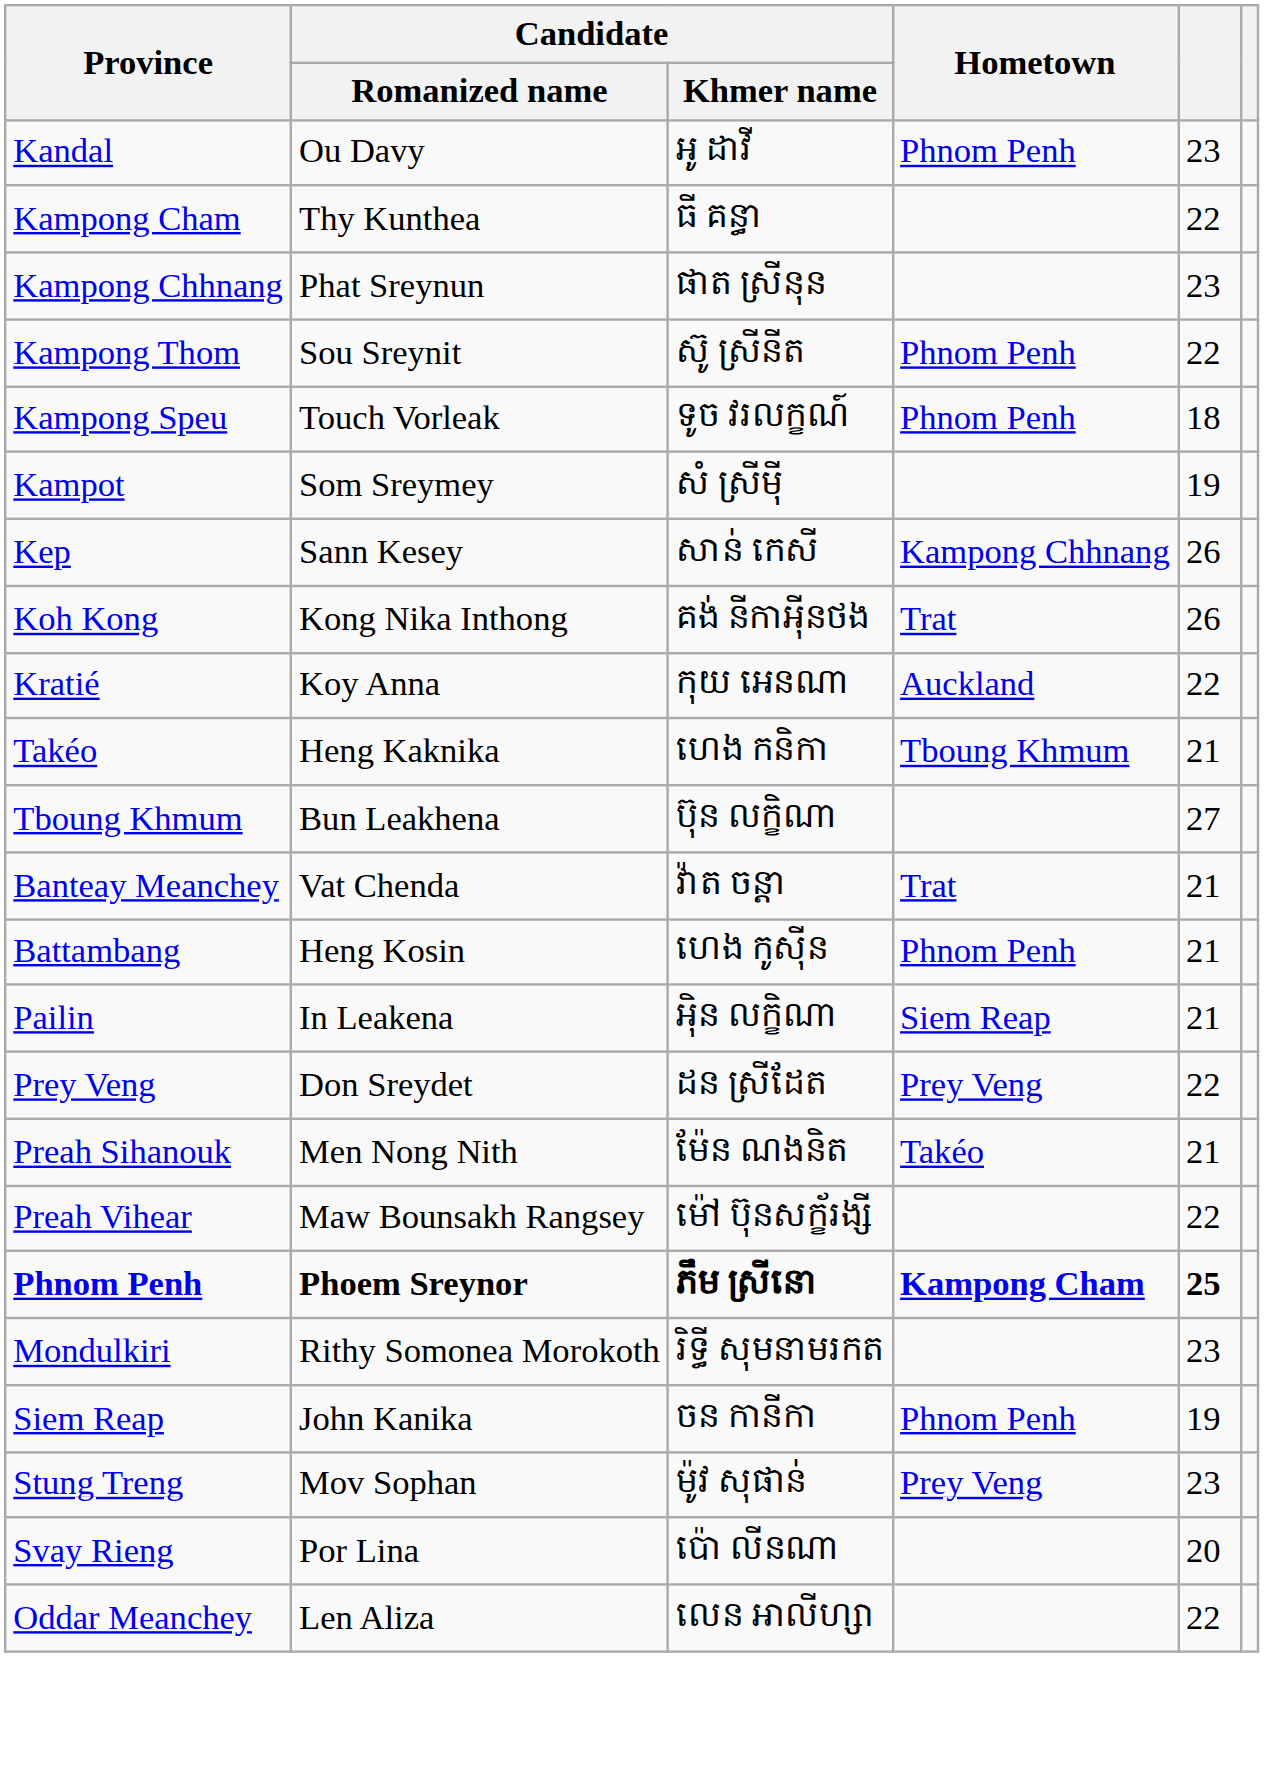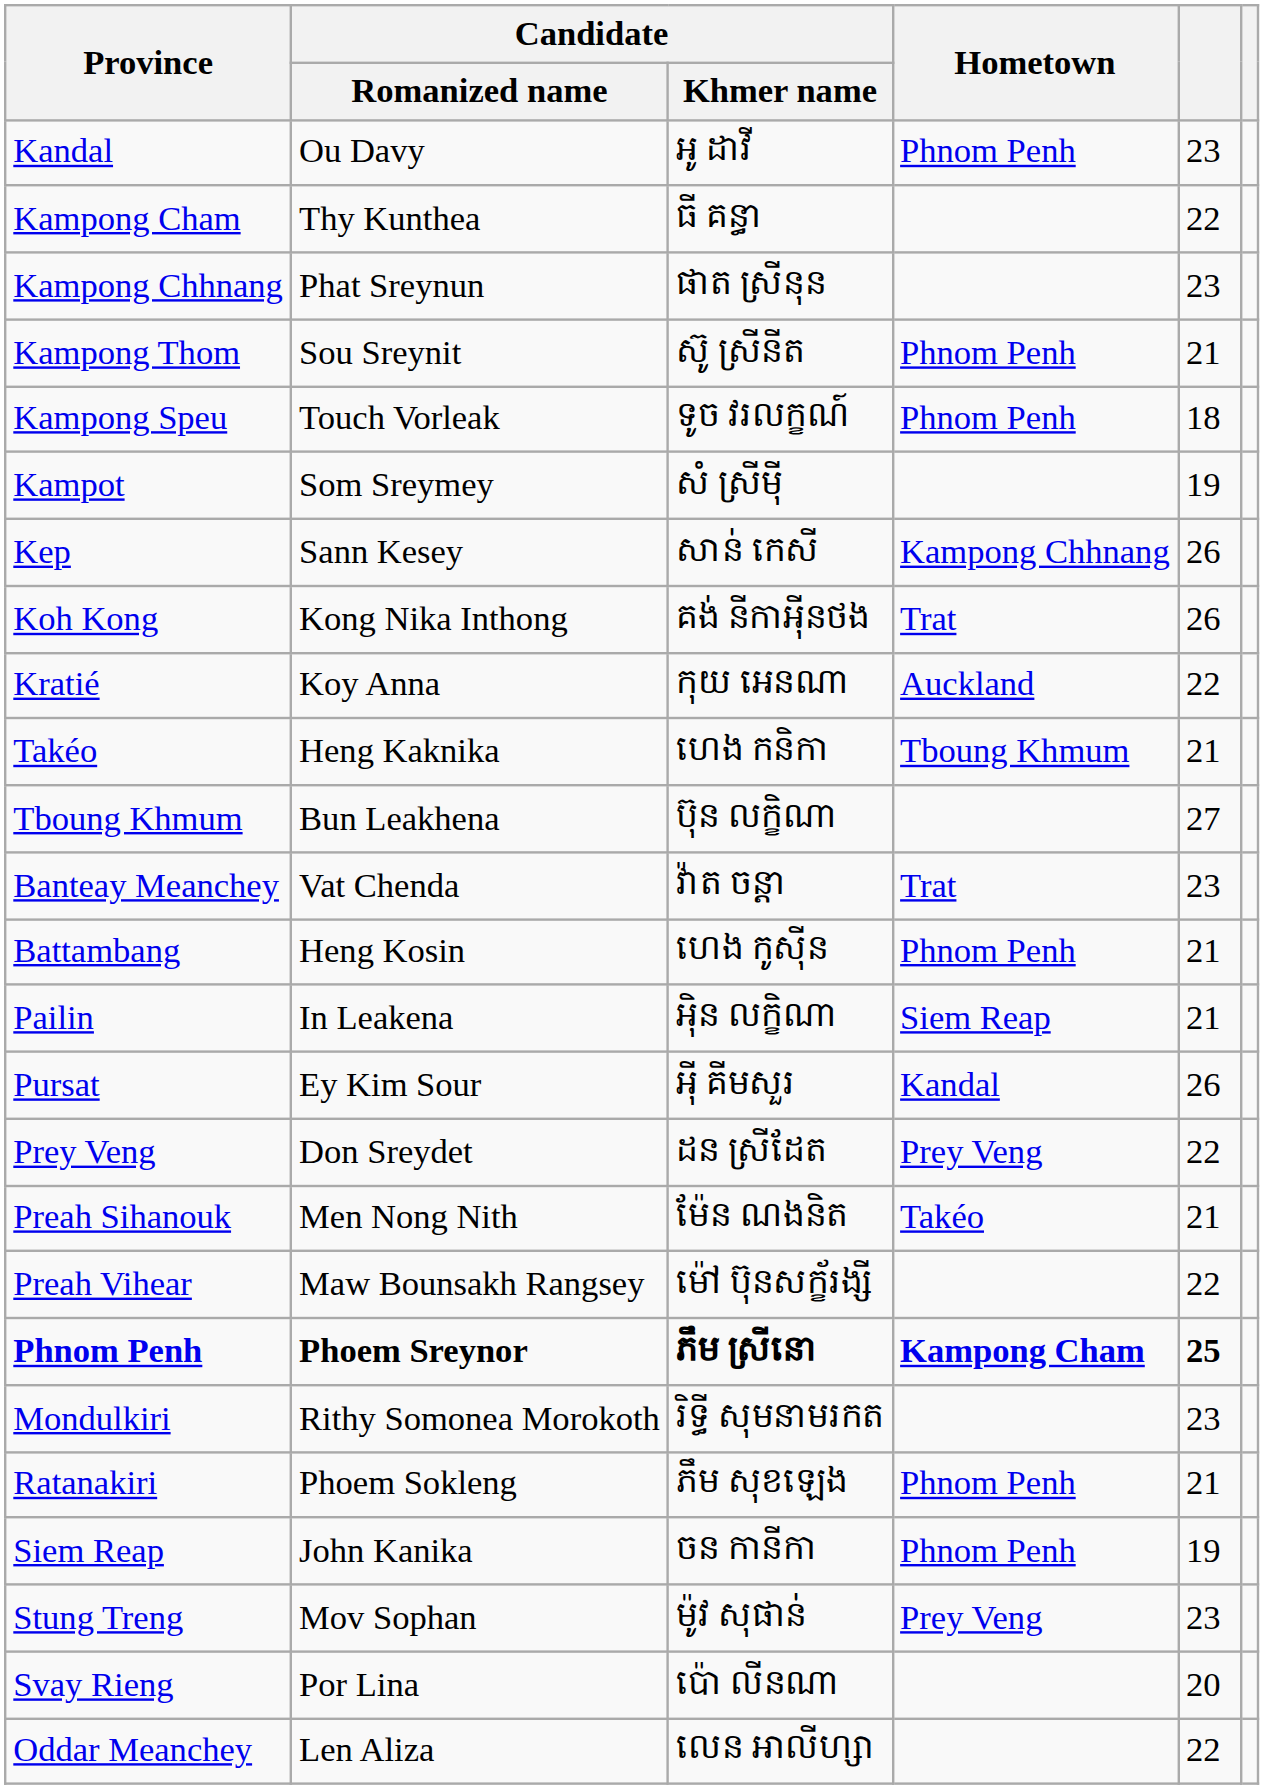(1203, 351) 22 -> (1203, 351) 21
(1203, 884) 21 -> (1203, 884) 23
+ row: (56, 1084)
+ row: (85, 1484)
